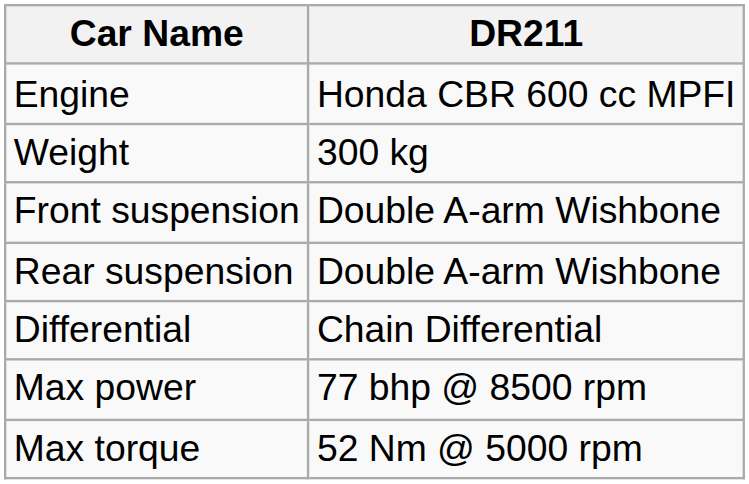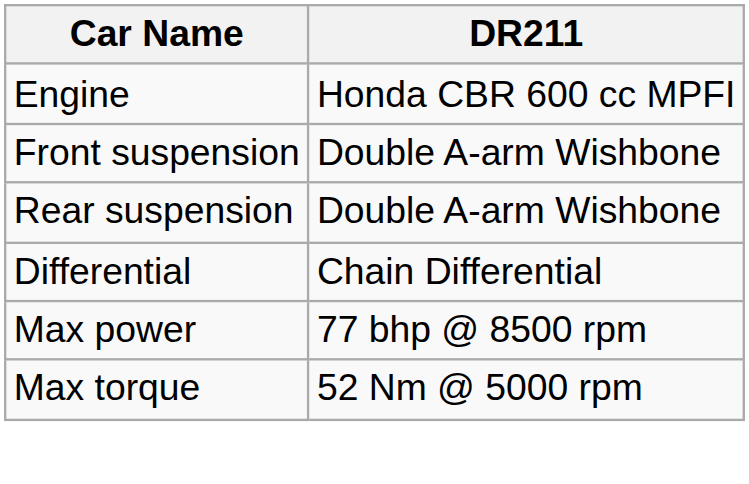- row: (71, 152)
